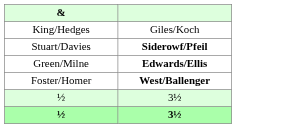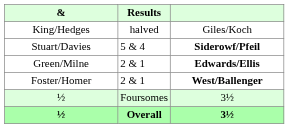+ column: (144, 12)
